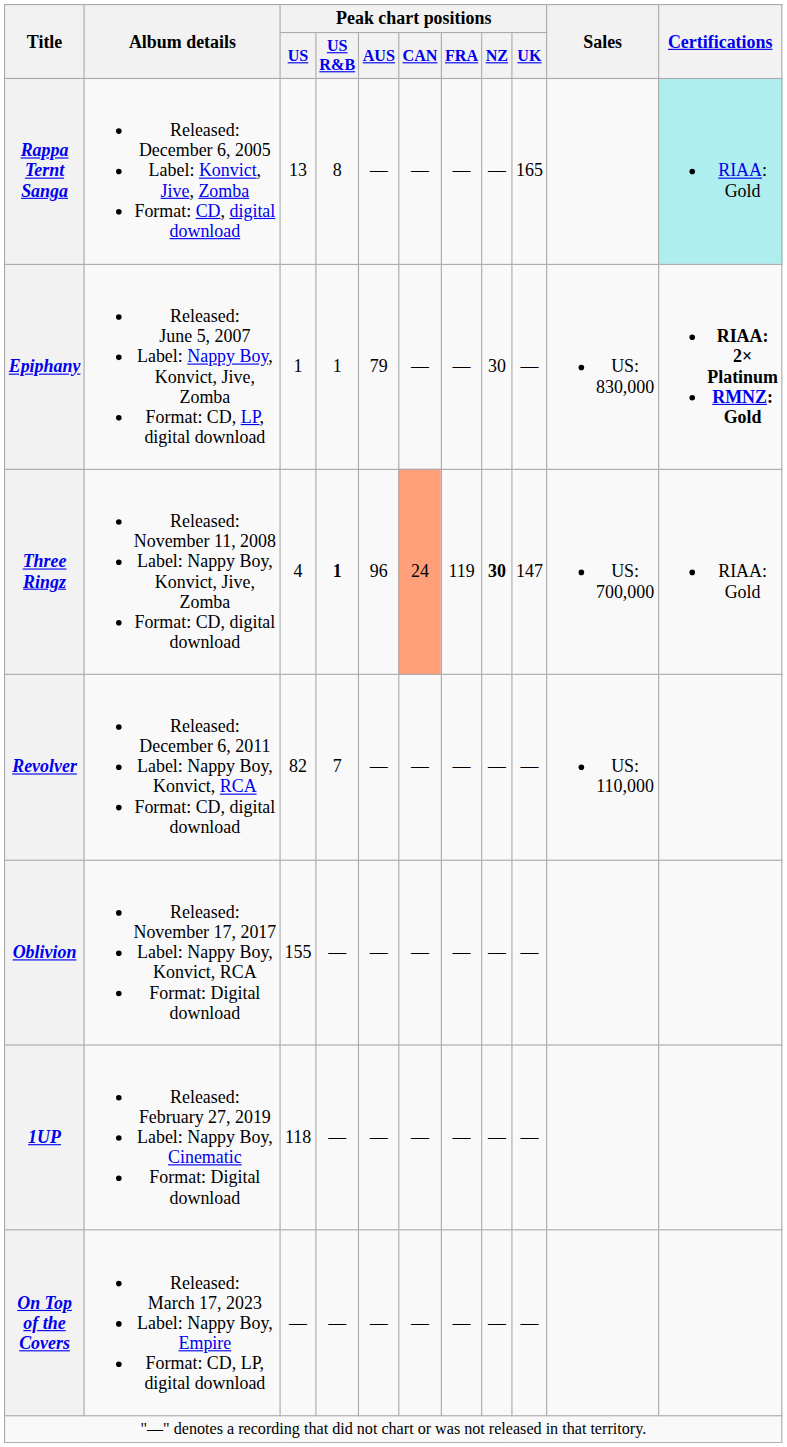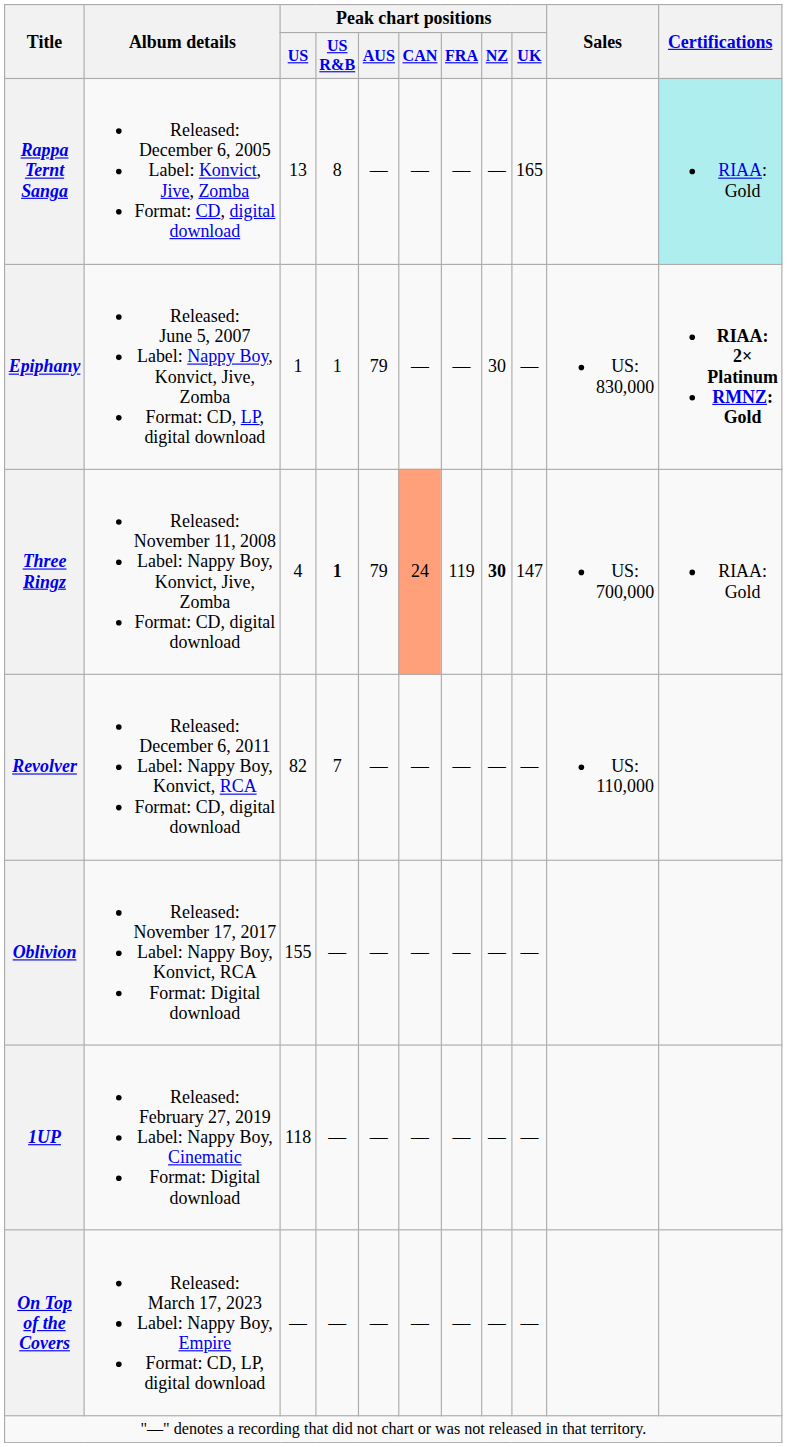(379, 571) 96 -> (379, 571) 79
